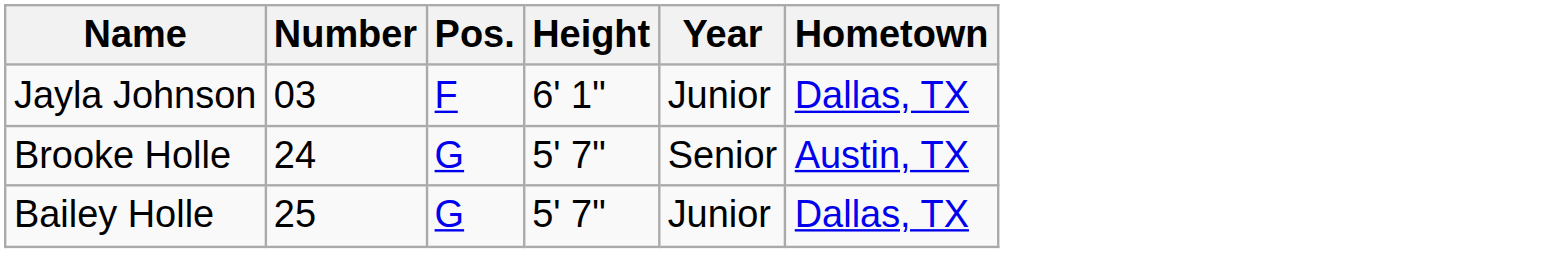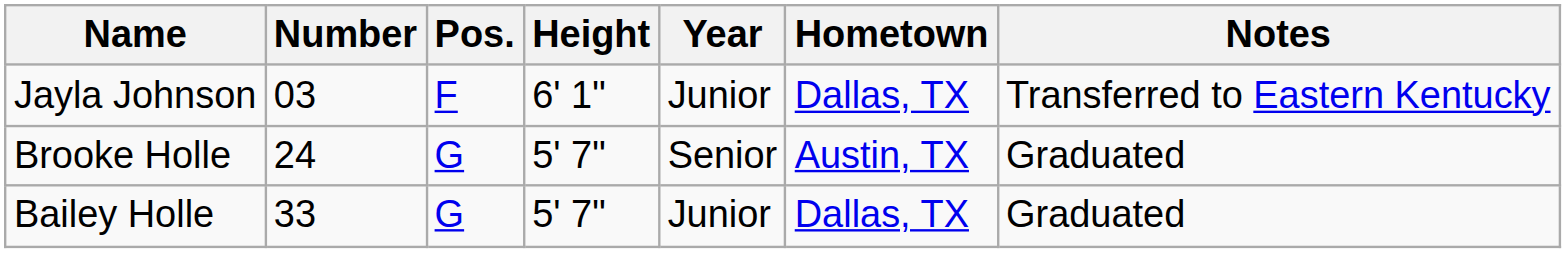+ column: (1278, 34)
(295, 214) 25 -> (295, 214) 33
